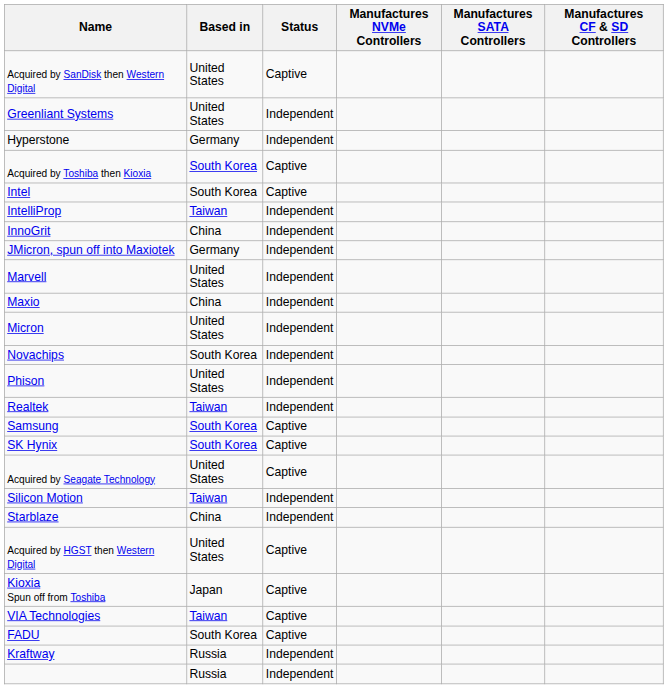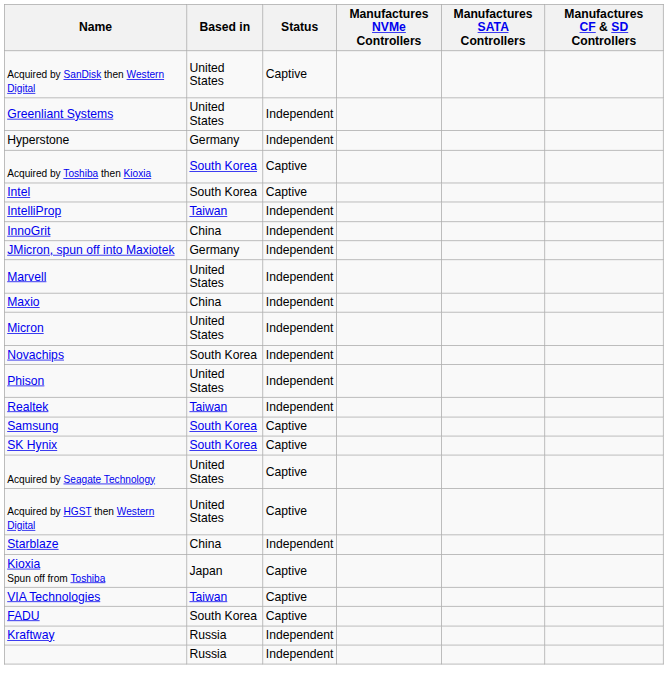- row: (45, 498)
rows swapped: (33, 517) <-> (81, 557)
